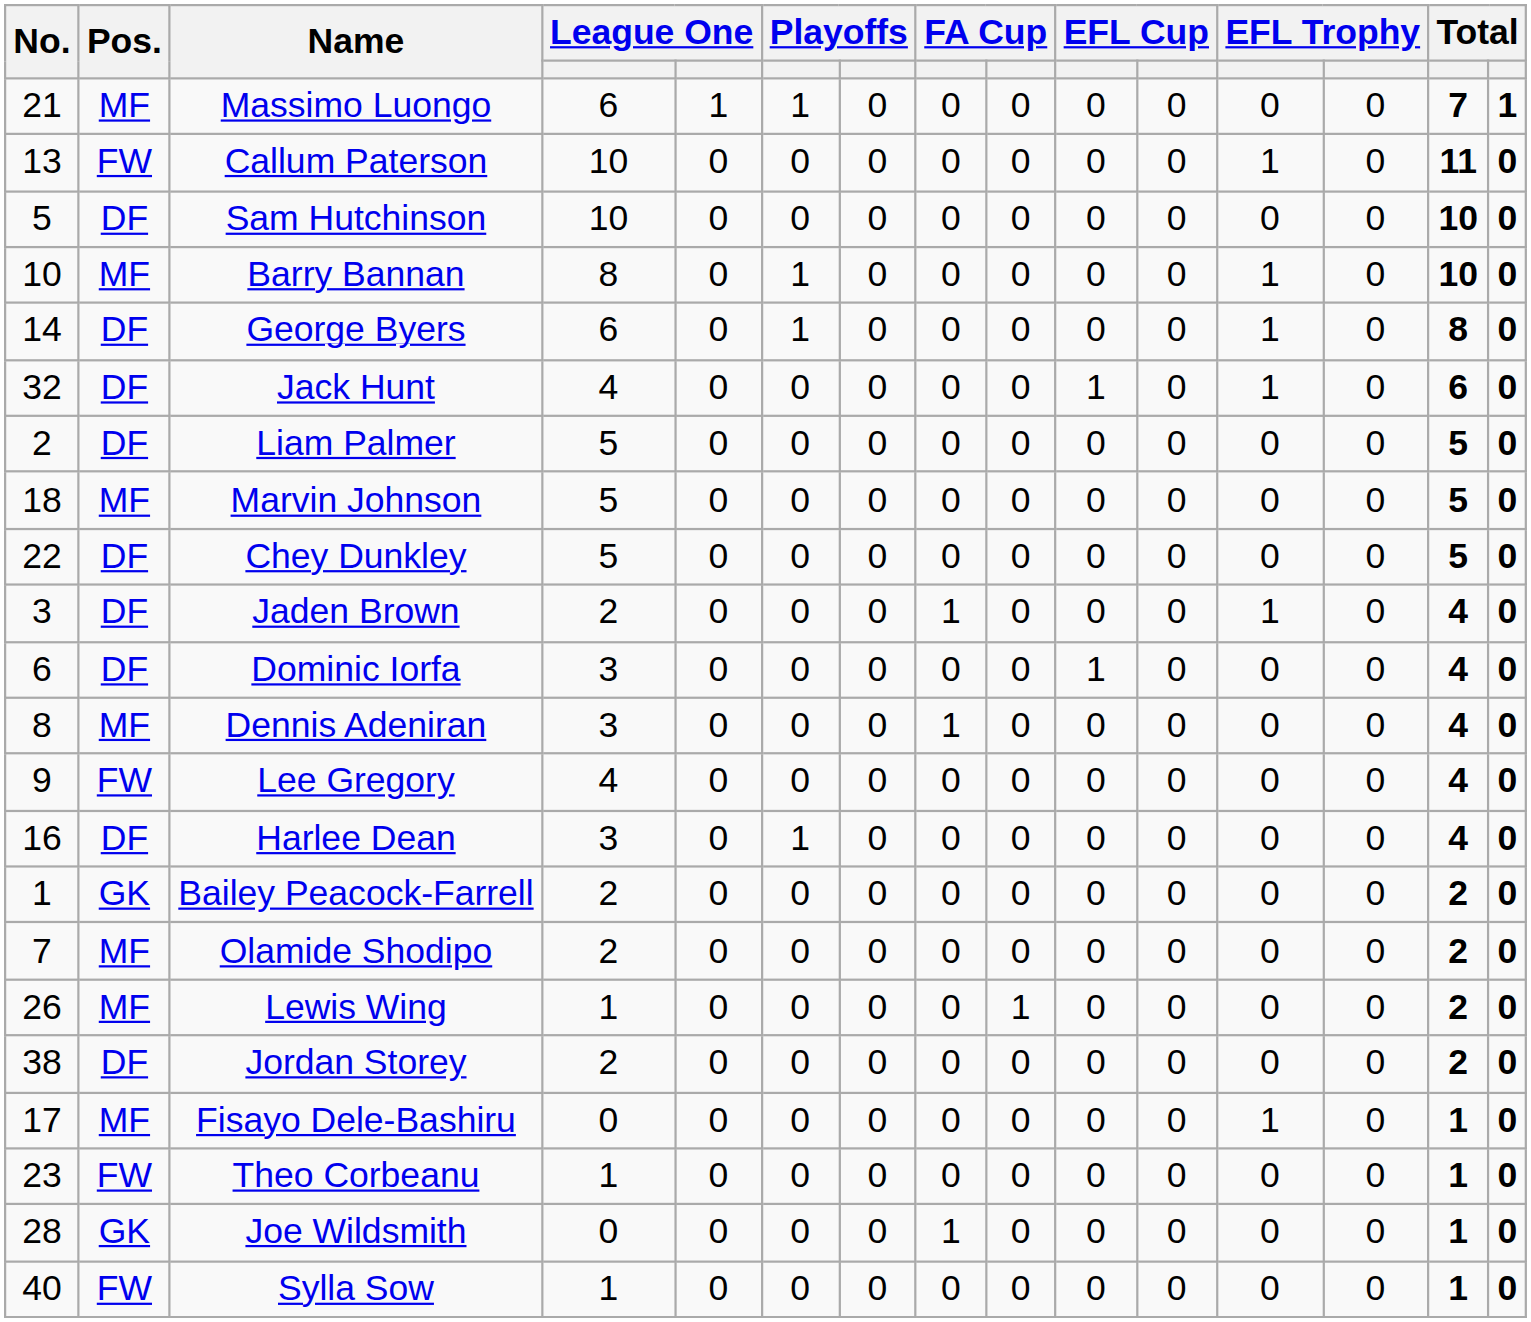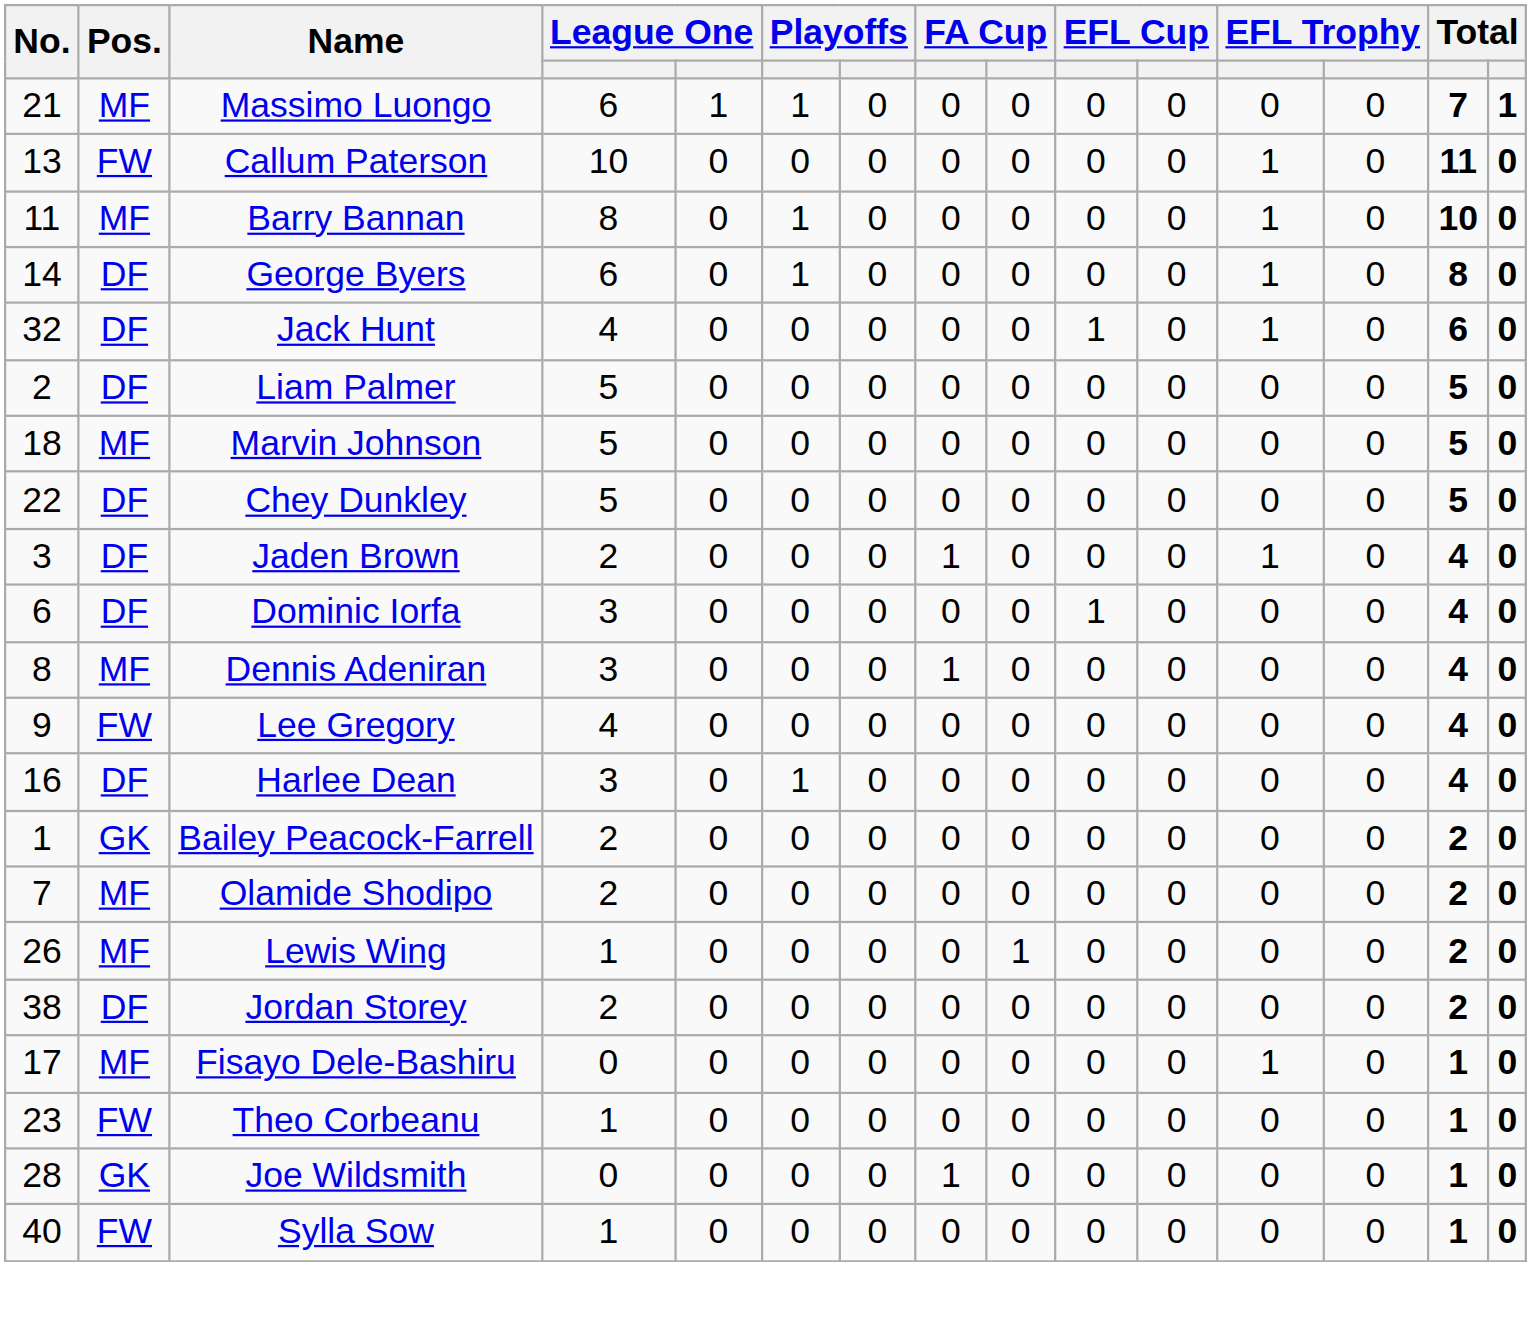- row: (356, 218)
(42, 274) 10 -> (42, 218) 11
